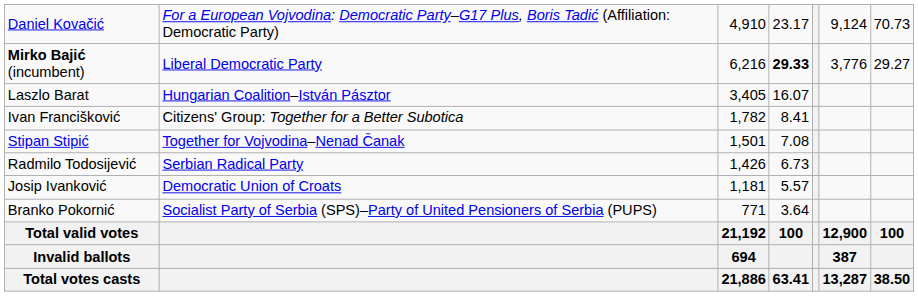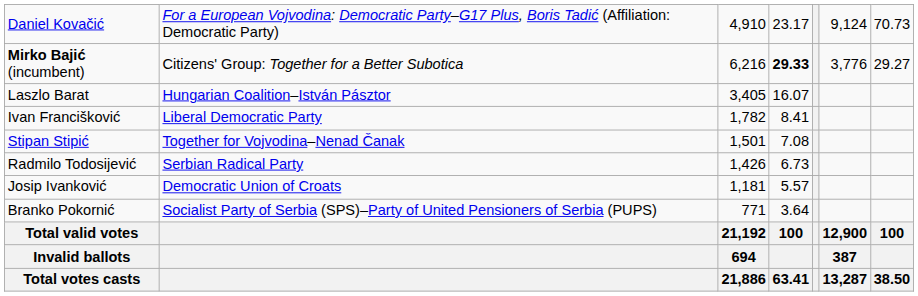(242, 63) Liberal Democratic Party -> (313, 63) Citizens' Group: Together for a Better Subotica
(313, 118) Citizens' Group: Together for a Better Subotica -> (242, 118) Liberal Democratic Party
